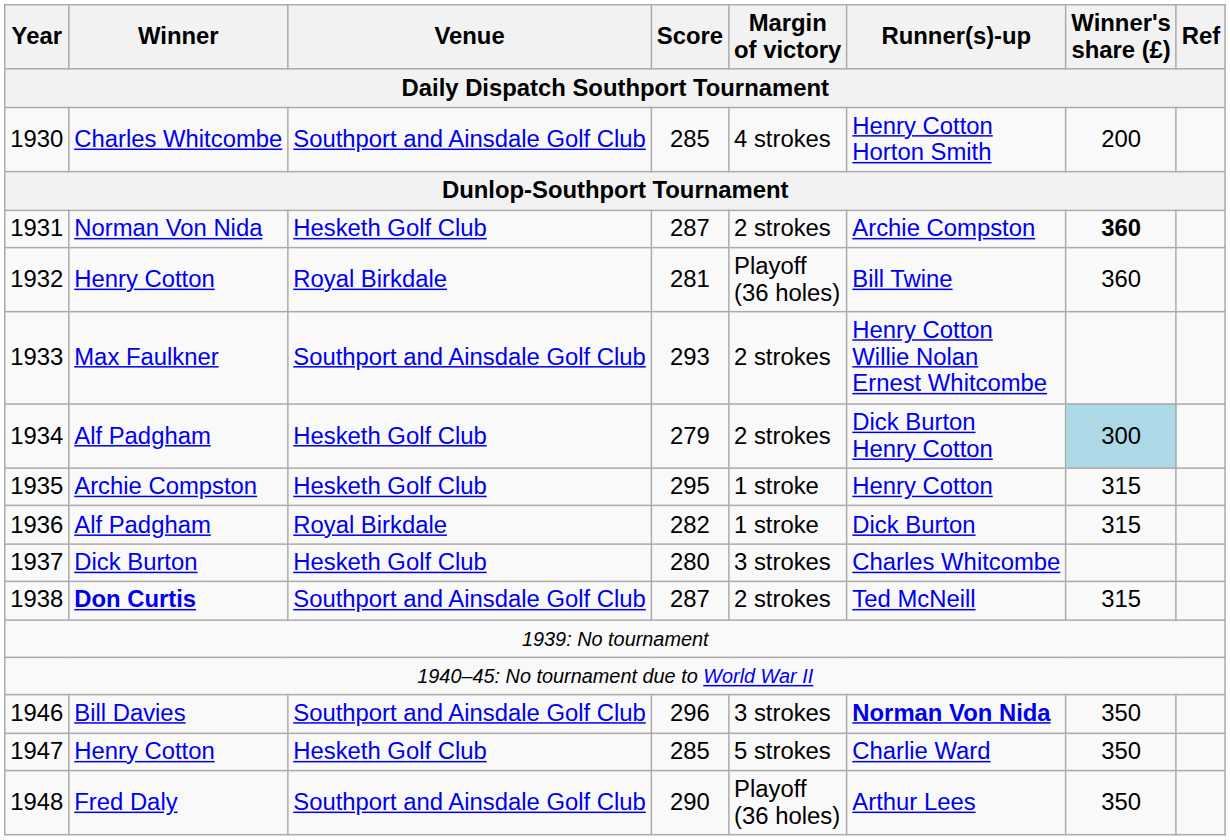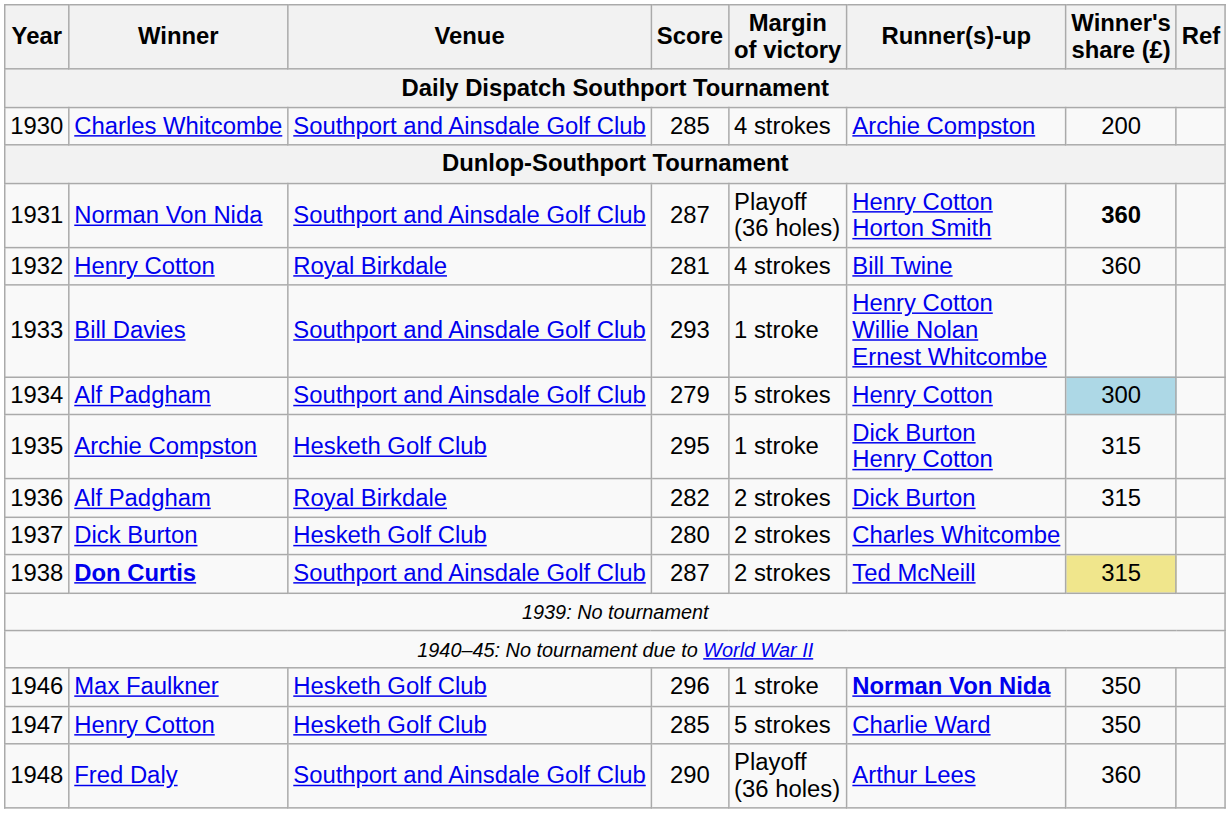(923, 139) Henry Cotton Horton Smith -> (944, 125) Archie Compston
(390, 228) Hesketh Golf Club -> (470, 214) Southport and Ainsdale Golf Club
(782, 228) 2 strokes -> (787, 214) Playoff (36 holes)
(944, 228) Archie Compston -> (923, 214) Henry Cotton Horton Smith
(787, 279) Playoff (36 holes) -> (782, 266) 4 strokes
(146, 357) Max Faulkner -> (130, 330) Bill Davies
(782, 357) 2 strokes -> (776, 330) 1 stroke
(390, 435) Hesketh Golf Club -> (470, 395) Southport and Ainsdale Golf Club
(782, 435) 2 strokes -> (782, 395) 5 strokes
(923, 435) Dick Burton Henry Cotton -> (923, 395) Henry Cotton
(923, 486) Henry Cotton -> (923, 446) Dick Burton Henry Cotton
(776, 524) 1 stroke -> (782, 497) 2 strokes
(782, 562) 3 strokes -> (782, 535) 2 strokes
(1121, 600) no background -> (1121, 573) khaki background
(130, 713) Bill Davies -> (146, 686) Max Faulkner
(470, 713) Southport and Ainsdale Golf Club -> (390, 686) Hesketh Golf Club
(782, 713) 3 strokes -> (776, 686) 1 stroke
(1121, 802) 350 -> (1121, 775) 360
